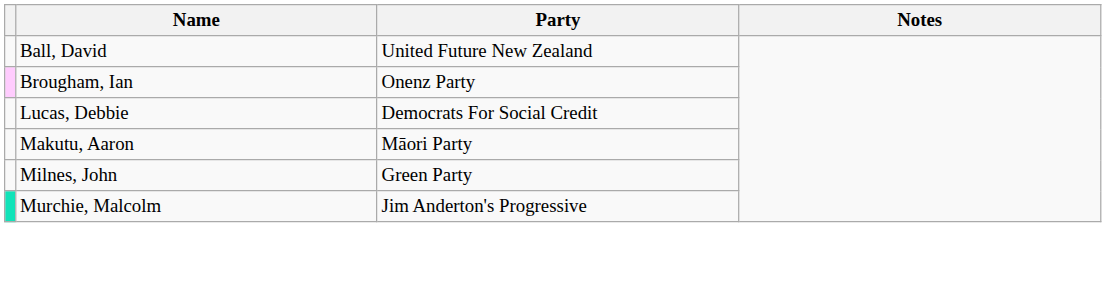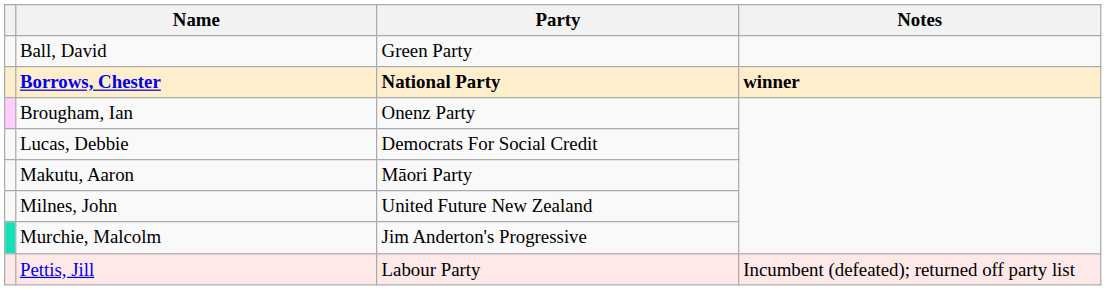(487, 51) United Future New Zealand -> (427, 51) Green Party
+ row: (90, 82)
(427, 175) Green Party -> (487, 206) United Future New Zealand
+ row: (57, 268)
